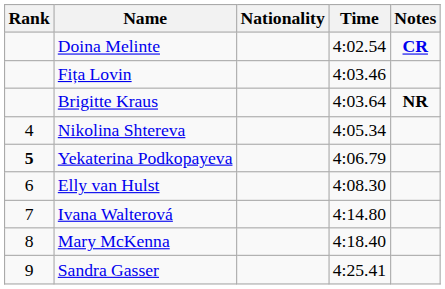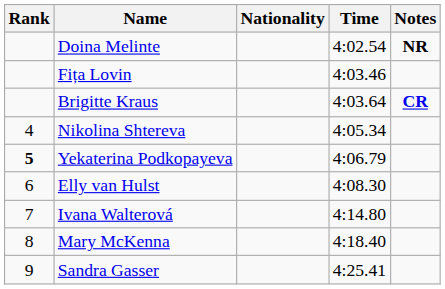(415, 46) CR -> (415, 46) NR
(415, 102) NR -> (415, 102) CR
